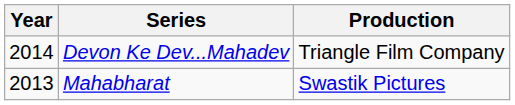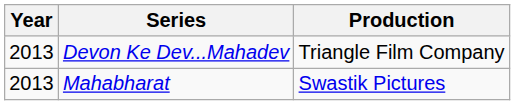(31, 52) 2014 -> (31, 52) 2013
